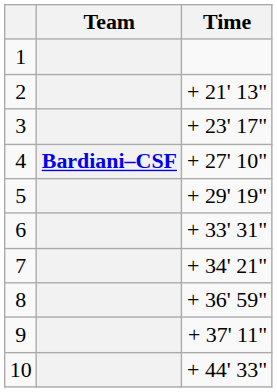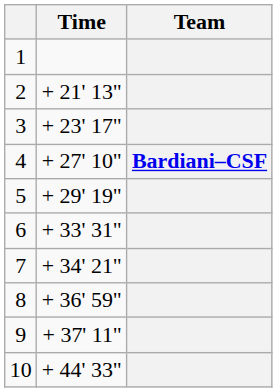columns swapped: (109, 21) <-> (227, 21)
